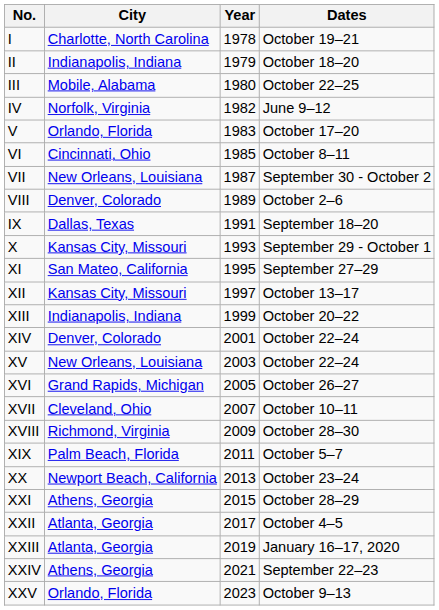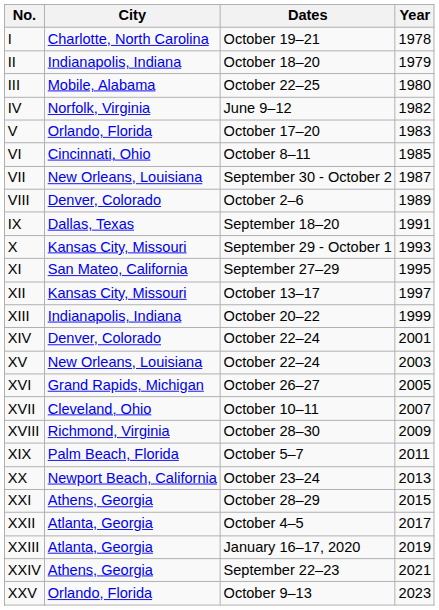columns swapped: (240, 16) <-> (347, 16)
